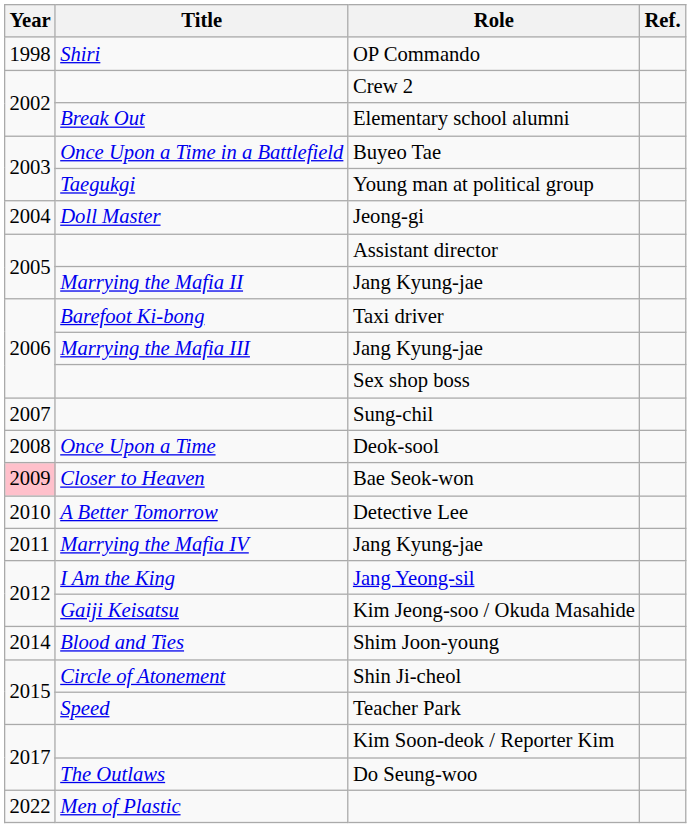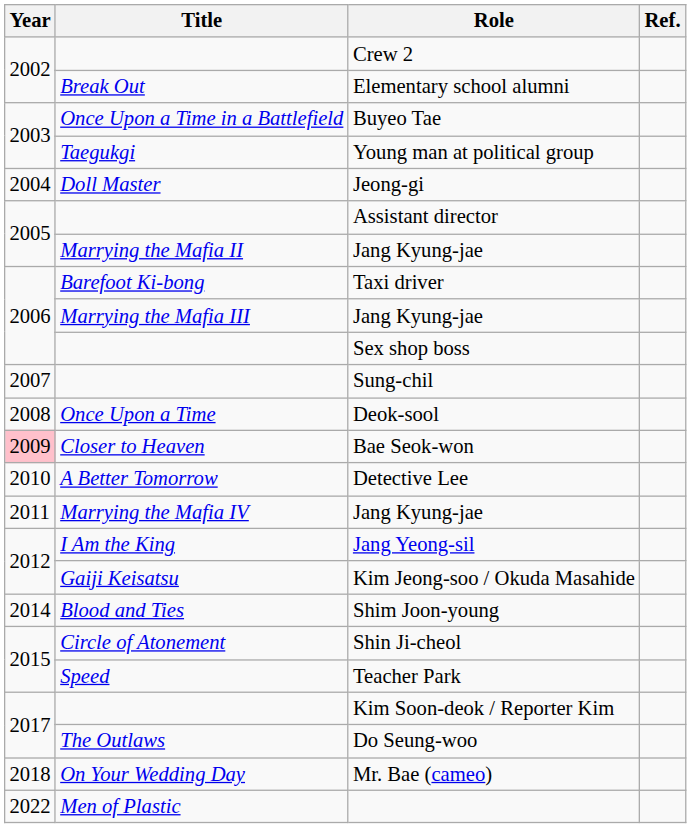- row: (80, 53)
+ row: (153, 773)
